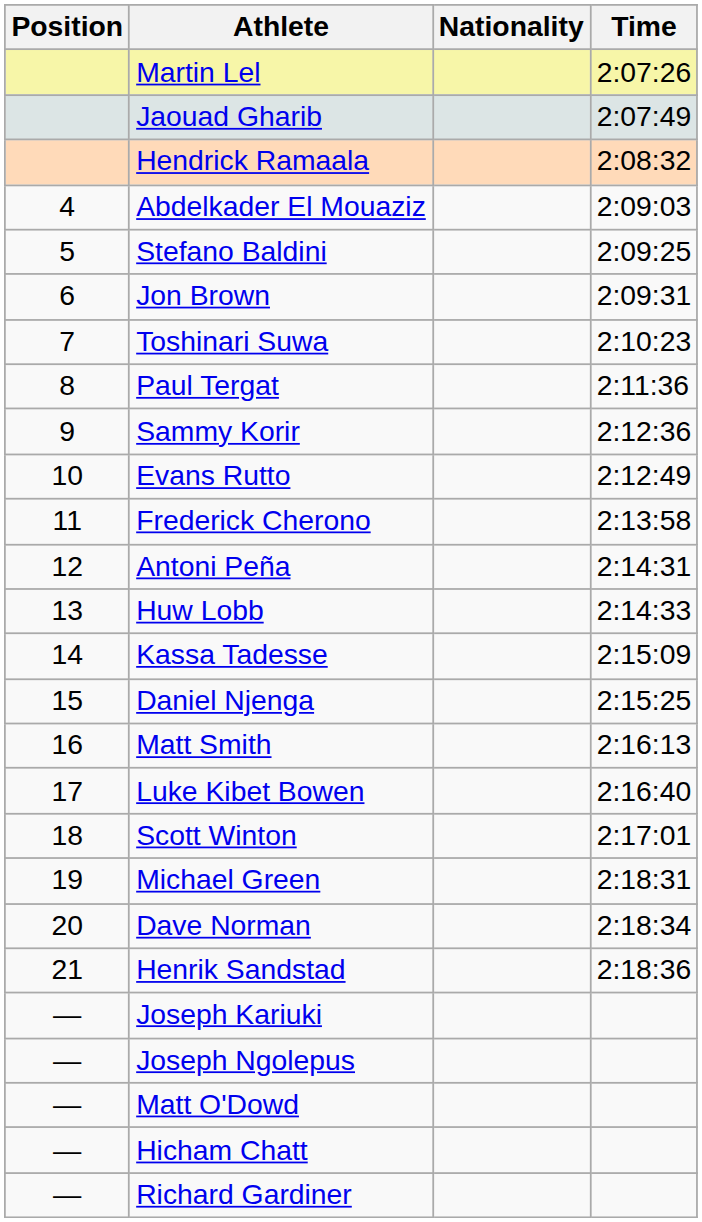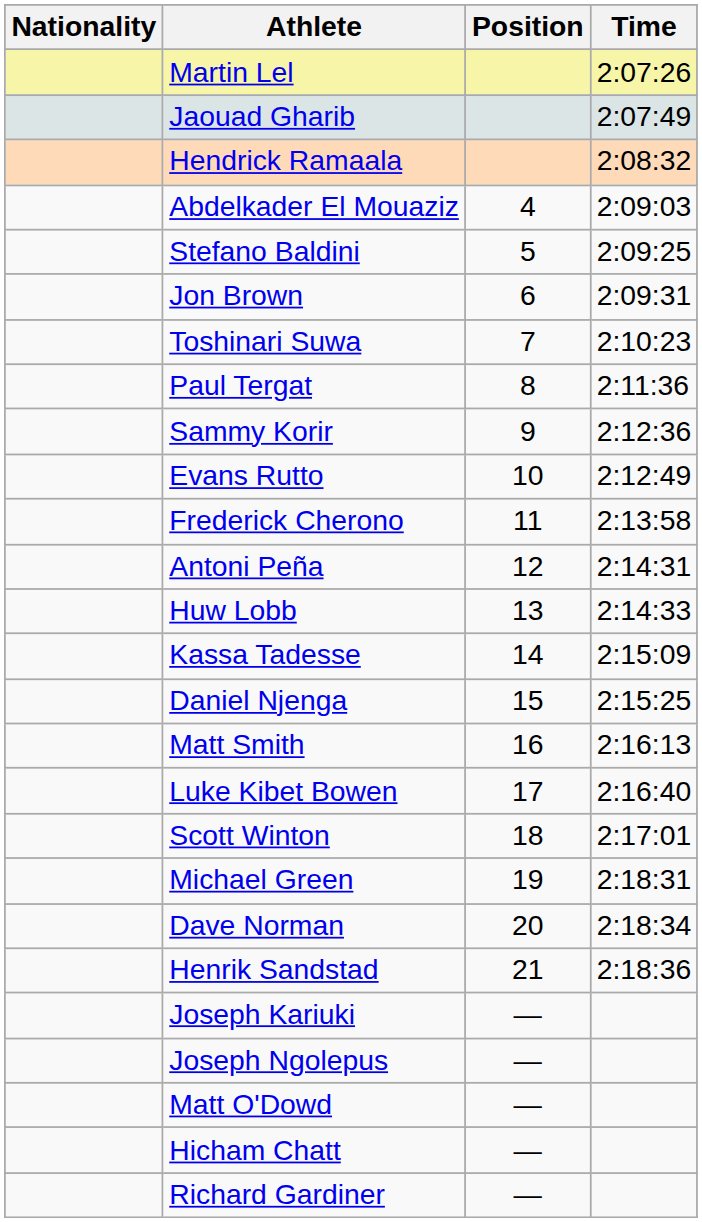columns swapped: (67, 26) <-> (511, 26)
